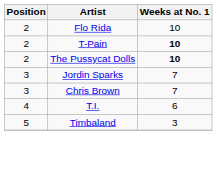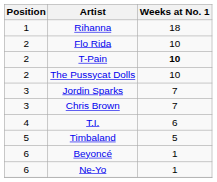+ row: (93, 28)
(175, 59) bold -> (175, 75) normal
(175, 122) 3 -> (175, 138) 5
+ row: (93, 153)
+ row: (93, 169)
